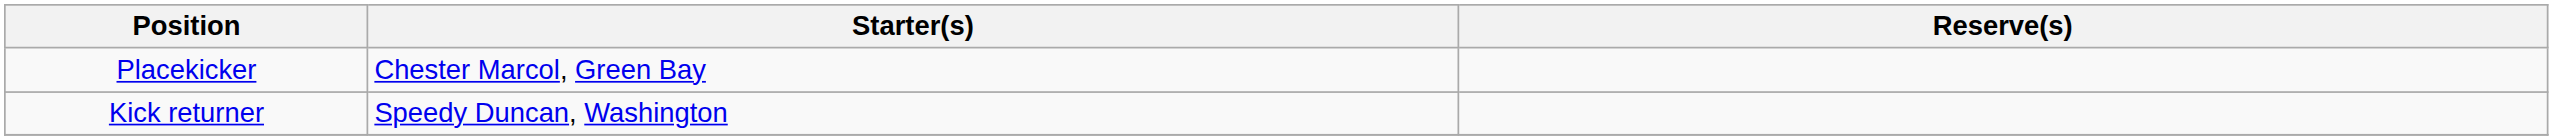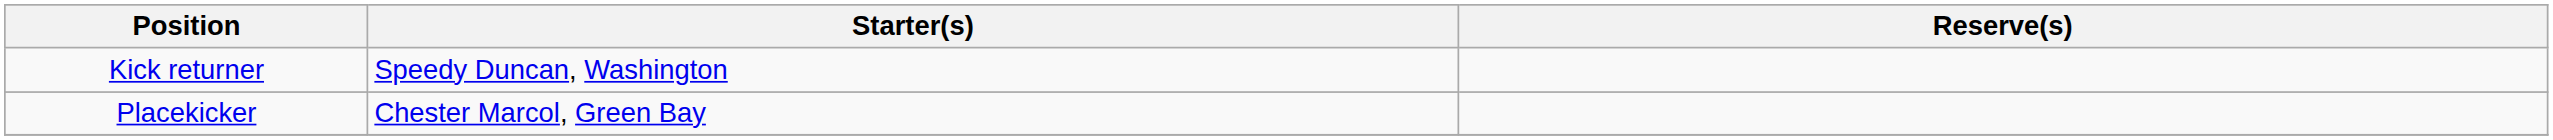rows swapped: (186, 69) <-> (186, 112)
